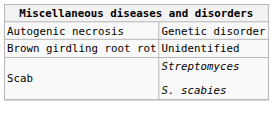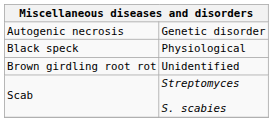+ row: (43, 48)
